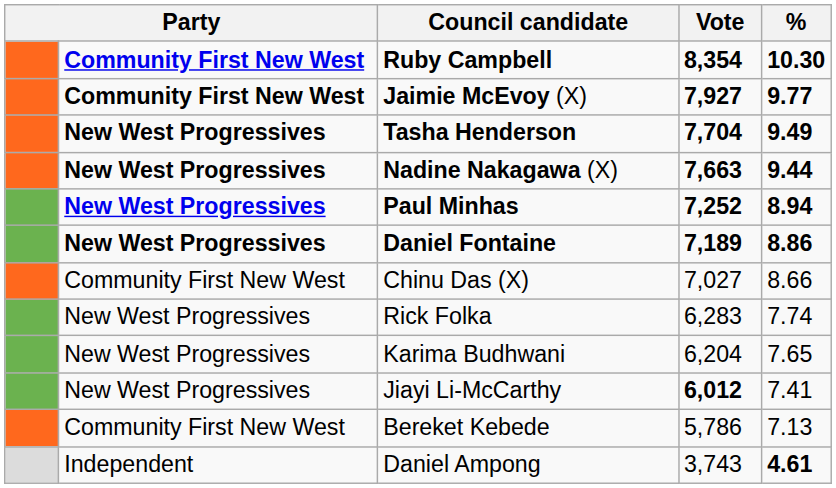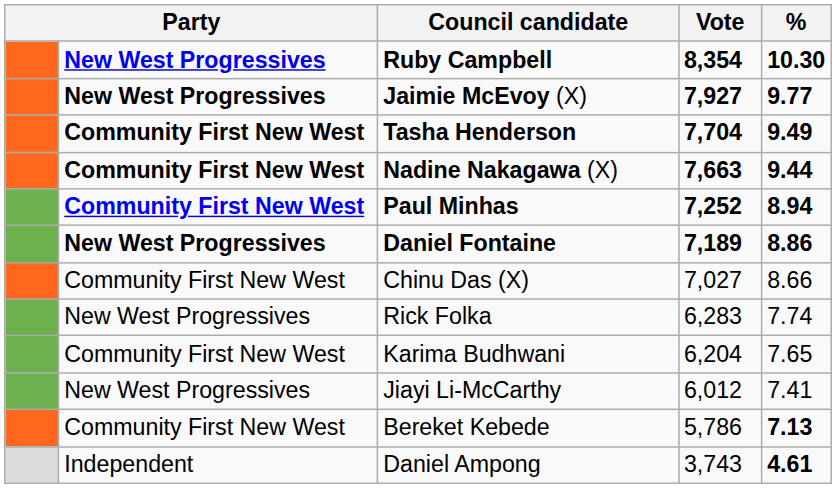(214, 59) Community First New West -> (195, 59) New West Progressives
(214, 96) Community First New West -> (195, 96) New West Progressives
(195, 133) New West Progressives -> (214, 133) Community First New West
(195, 170) New West Progressives -> (214, 170) Community First New West
(195, 206) New West Progressives -> (214, 206) Community First New West
(187, 354) New West Progressives -> (205, 354) Community First New West
(713, 390) bold -> (713, 390) normal
(790, 427) normal -> (790, 427) bold
